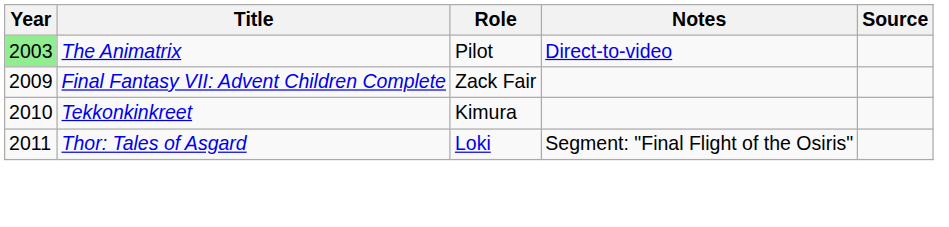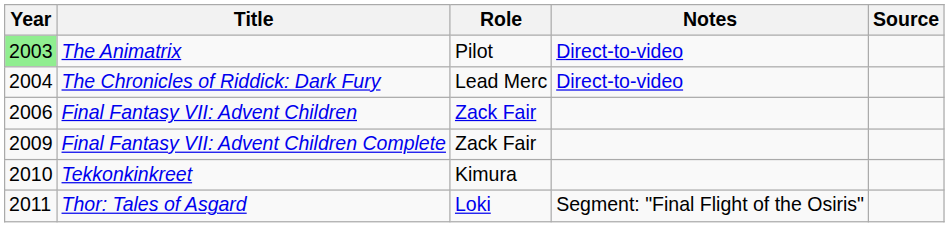+ row: (221, 81)
+ row: (209, 112)
